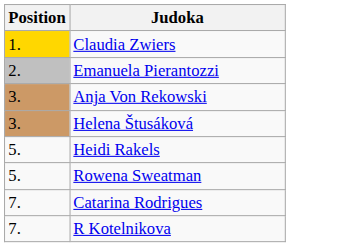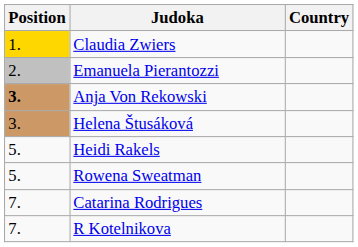+ column: (319, 17)
(15, 96) normal -> (15, 96) bold
